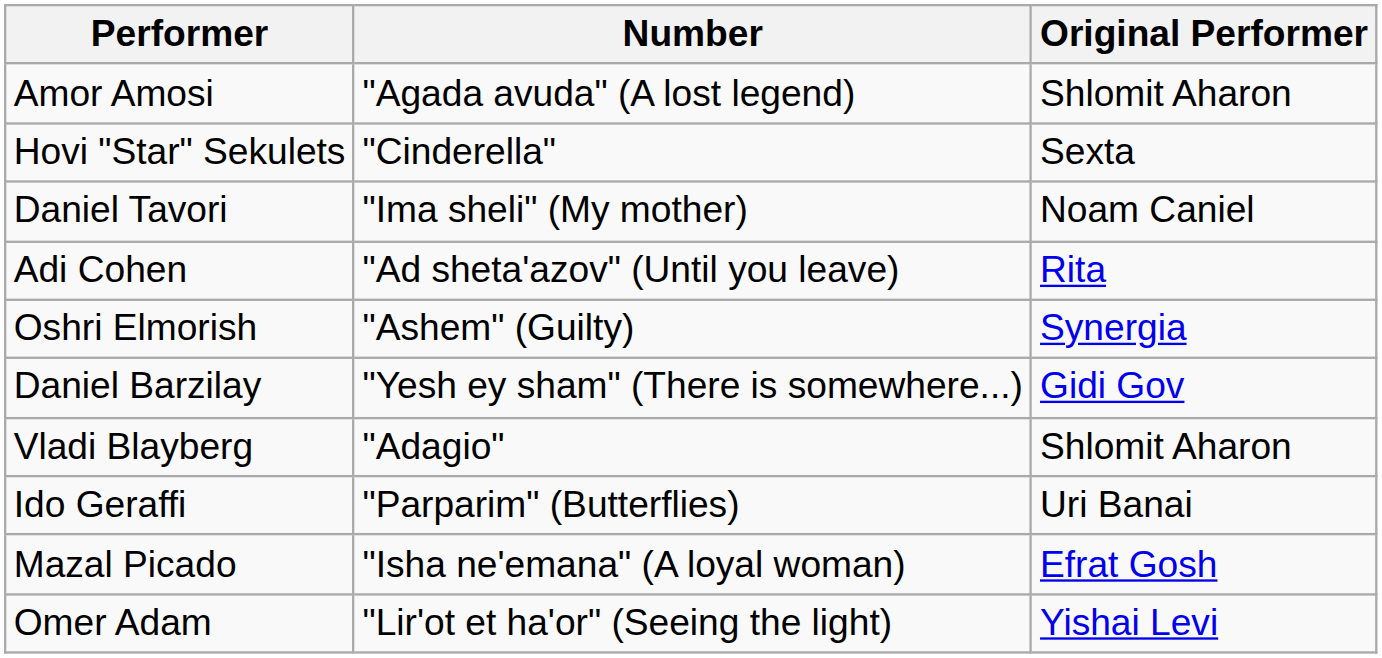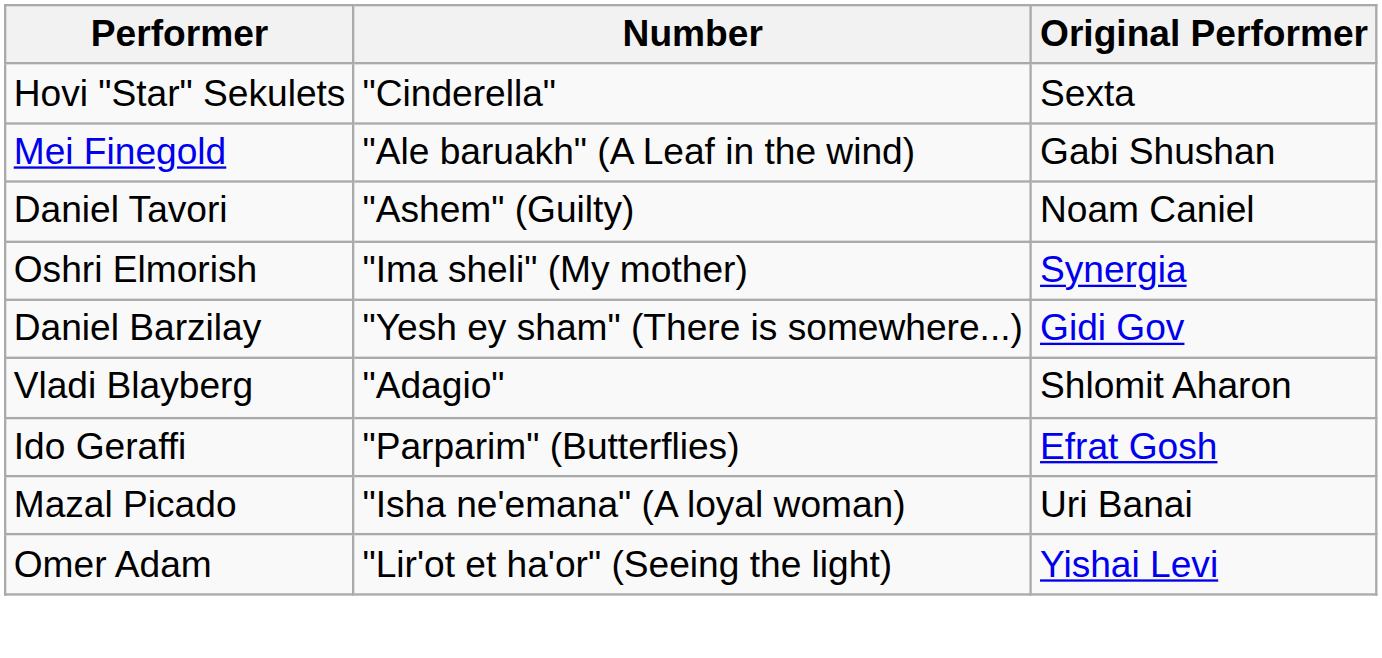- row: (114, 92)
+ row: (120, 151)
(555, 210) "Ima sheli" (My mother) -> (498, 210) "Ashem" (Guilty)
- row: (100, 269)
(498, 328) "Ashem" (Guilty) -> (555, 269) "Ima sheli" (My mother)
(1116, 504) Uri Banai -> (1129, 446) Efrat Gosh
(1129, 563) Efrat Gosh -> (1116, 504) Uri Banai
